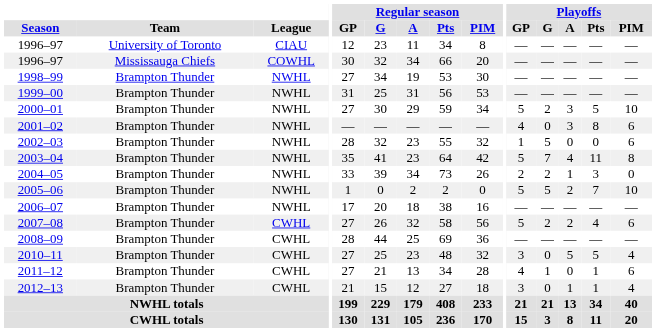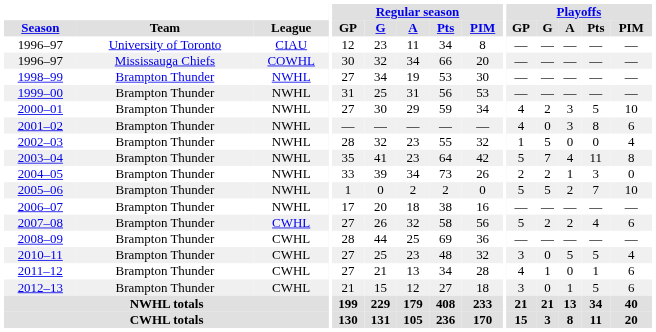(521, 109) 5 -> (521, 109) 4
(631, 141) 6 -> (631, 141) 4
(596, 287) 1 -> (596, 287) 5
(631, 287) 4 -> (631, 287) 6
